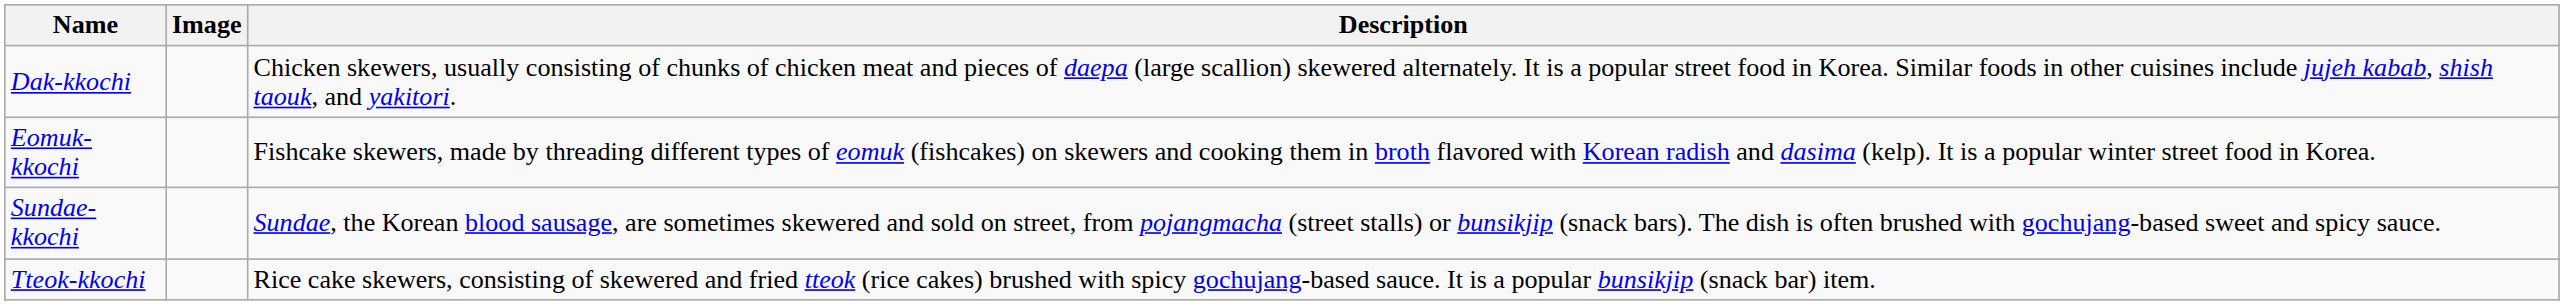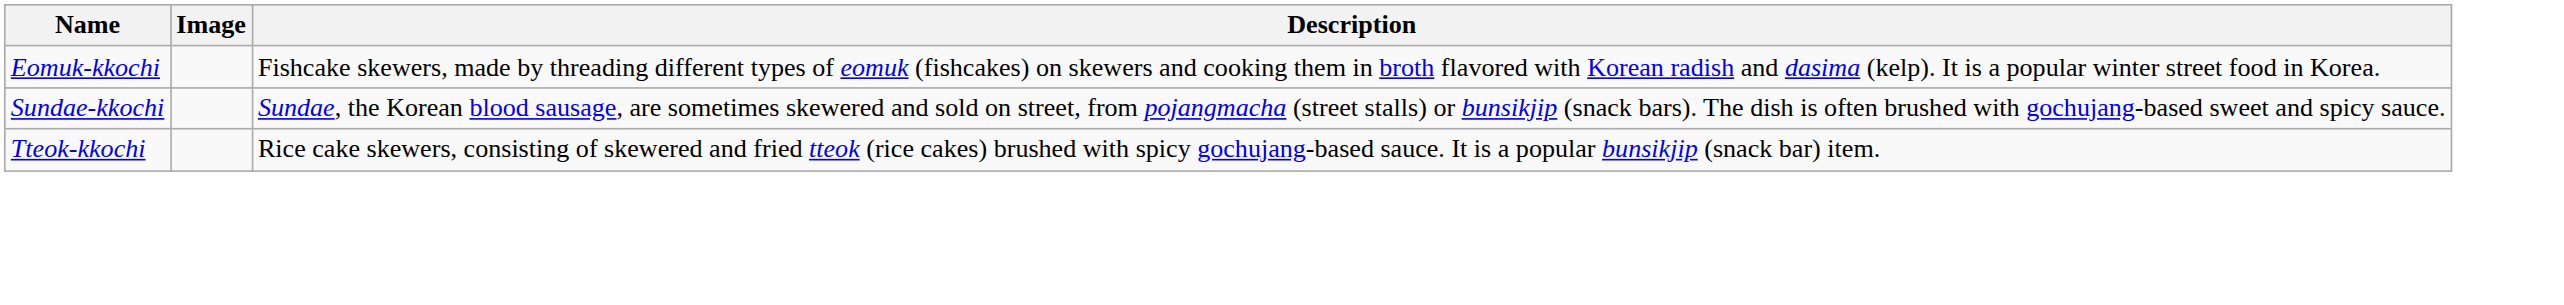- row: (71, 81)
